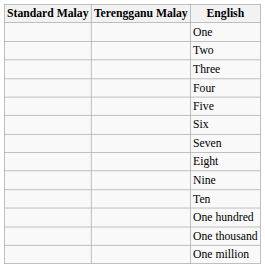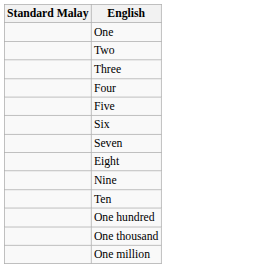- column: (141, 13)
